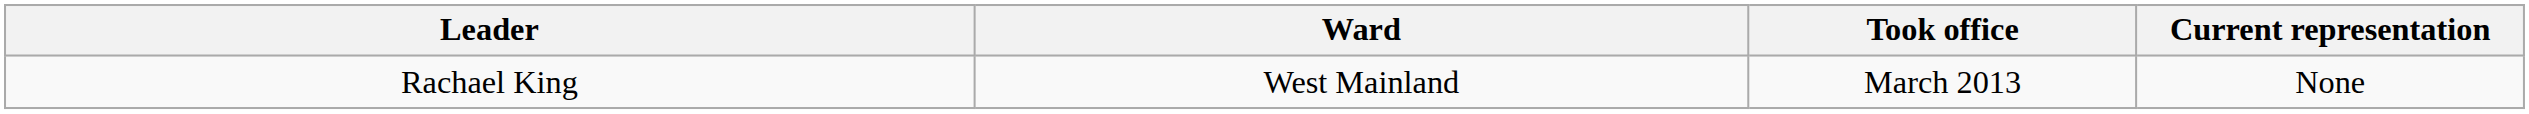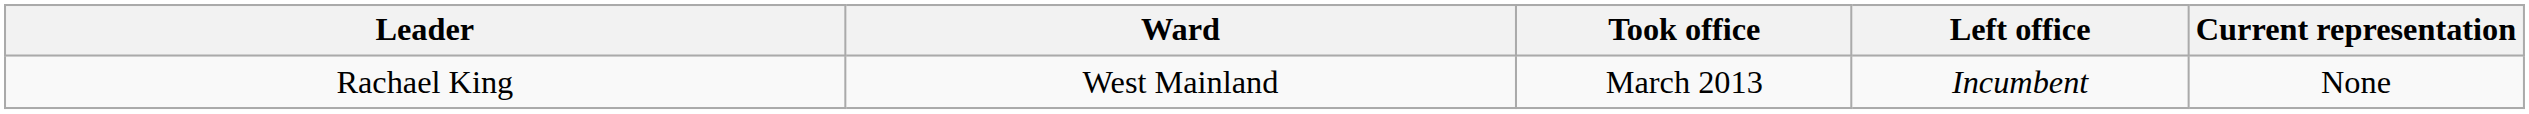+ column: (2020, 30)
